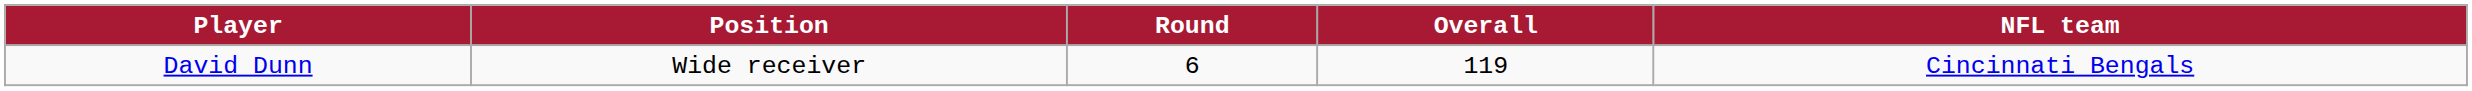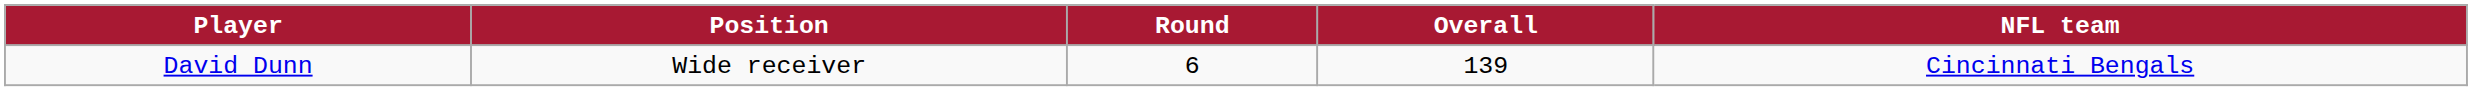(1486, 66) 119 -> (1486, 66) 139
